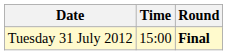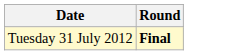- column: (155, 15)
